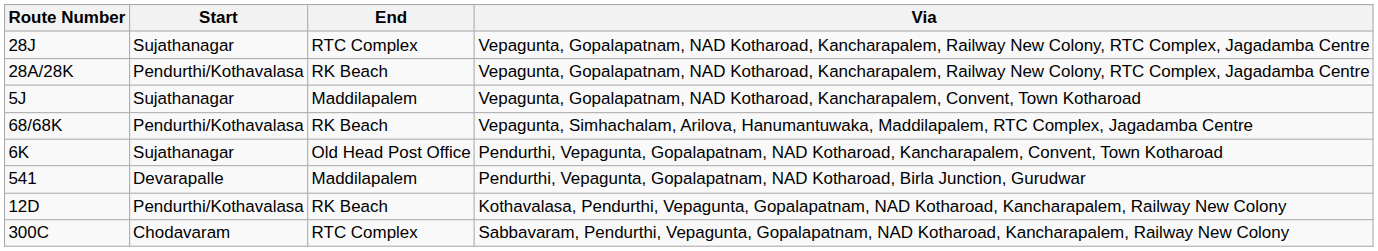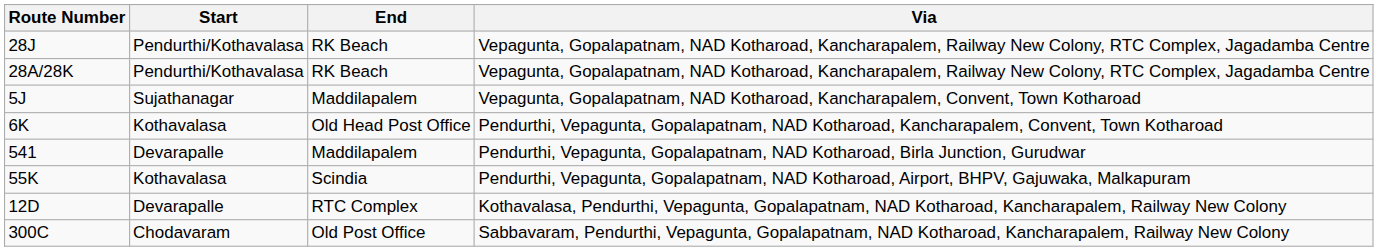(184, 44) Sujathanagar -> (218, 44) Pendurthi/Kothavalasa
(365, 44) RTC Complex -> (350, 44) RK Beach
- row: (35, 125)
(184, 152) Sujathanagar -> (180, 125) Kothavalasa
+ row: (24, 179)
(218, 206) Pendurthi/Kothavalasa -> (178, 206) Devarapalle
(350, 206) RK Beach -> (365, 206) RTC Complex
(365, 233) RTC Complex -> (368, 233) Old Post Office
